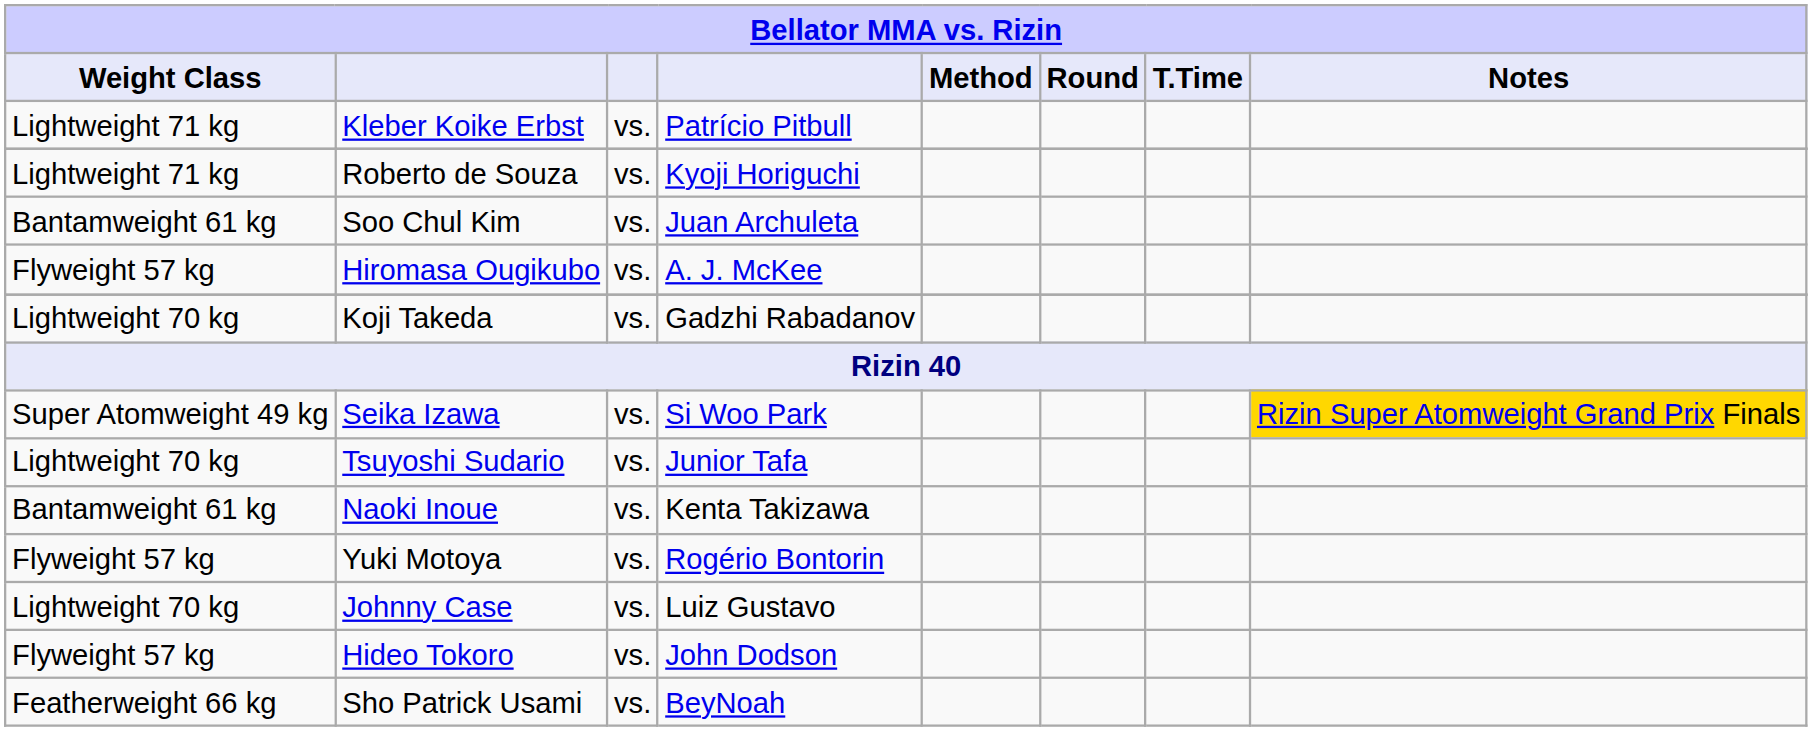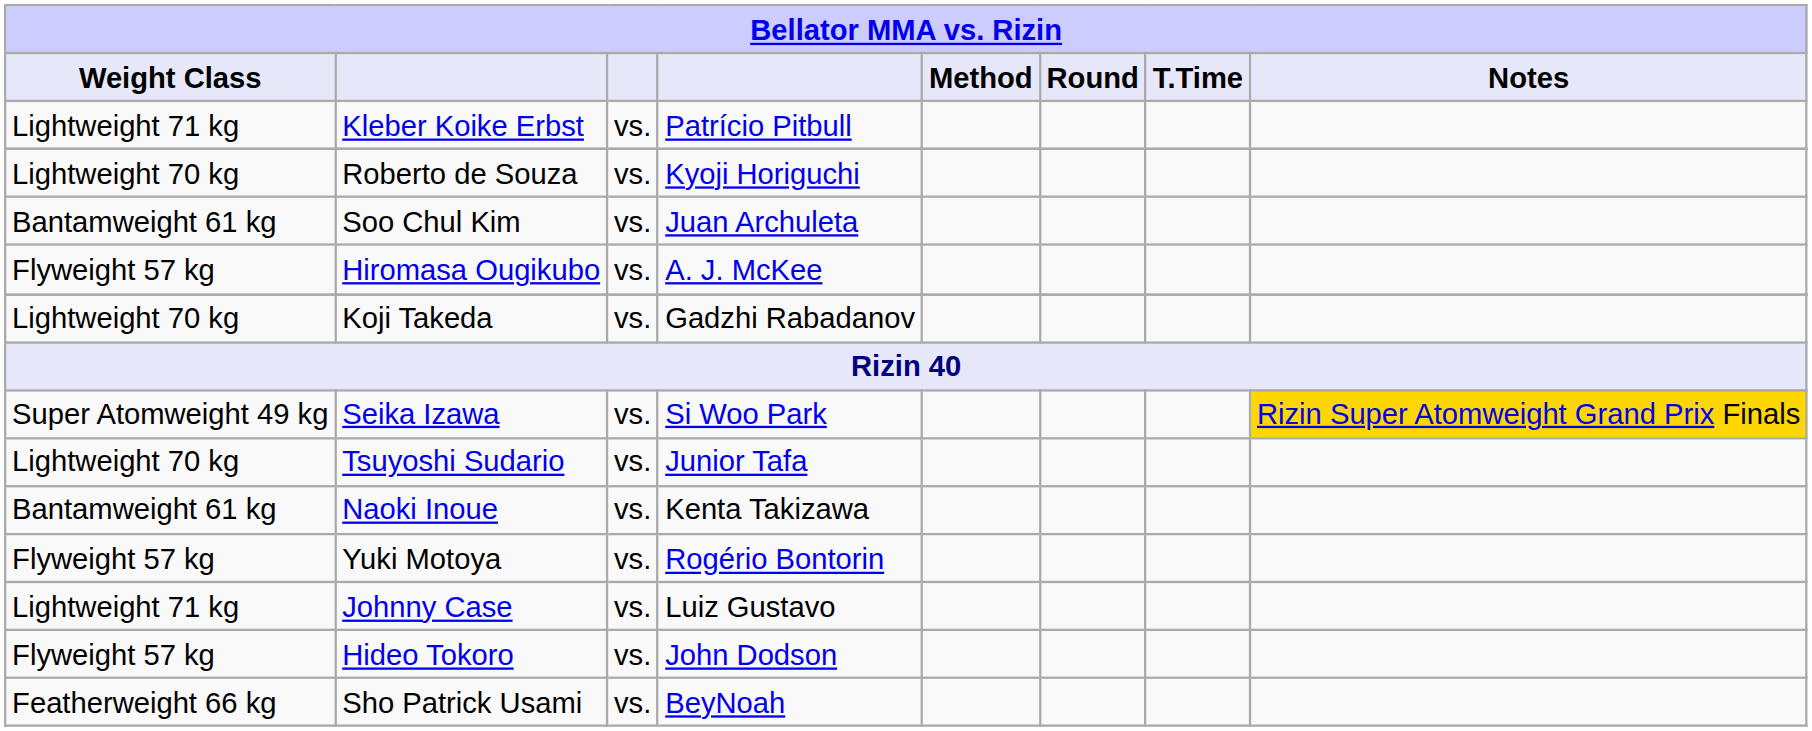(126, 173) Lightweight 71 kg -> (126, 173) Lightweight 70 kg
(126, 606) Lightweight 70 kg -> (126, 606) Lightweight 71 kg
